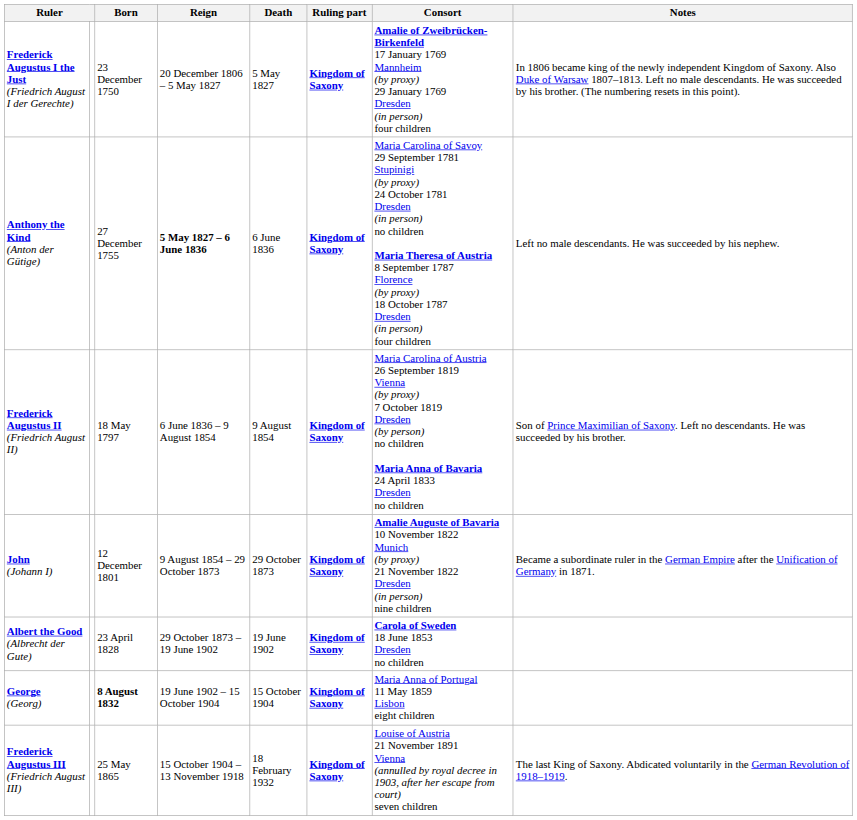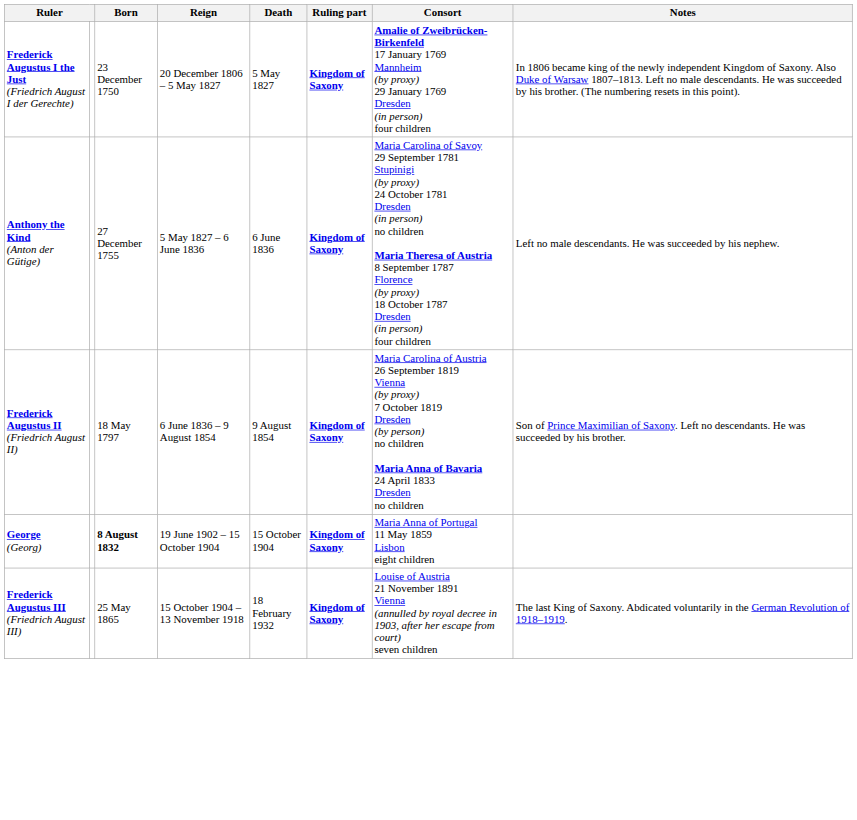(195, 243) bold -> (194, 243) normal
- row: (30, 565)
- row: (45, 644)
